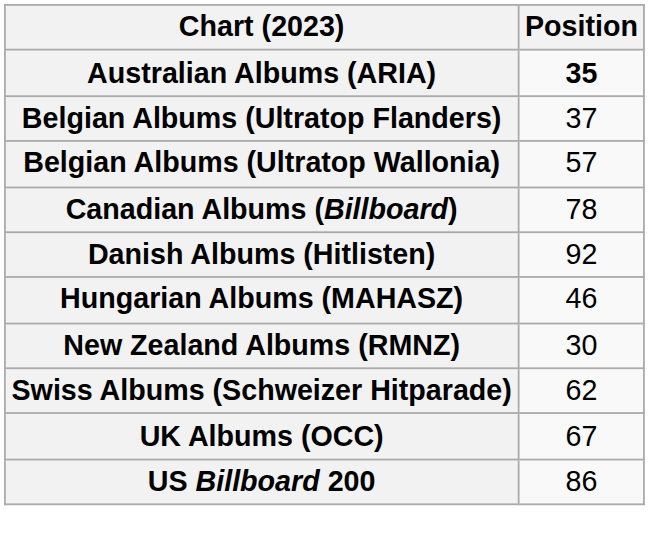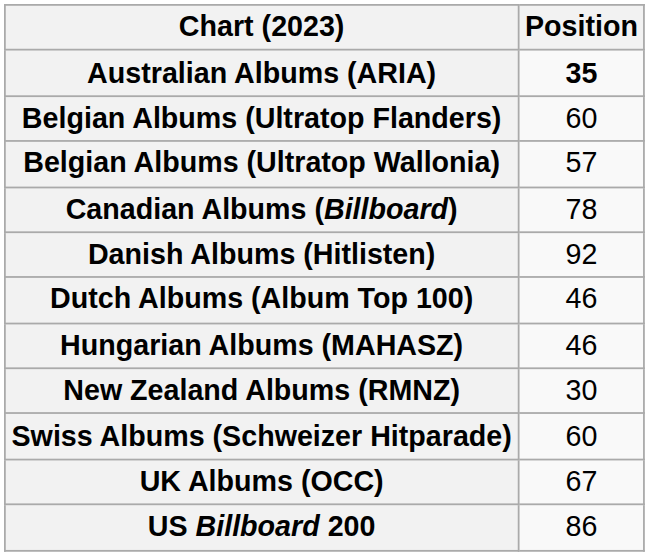(581, 118) 37 -> (581, 118) 60
+ row: (262, 299)
(581, 390) 62 -> (581, 436) 60
